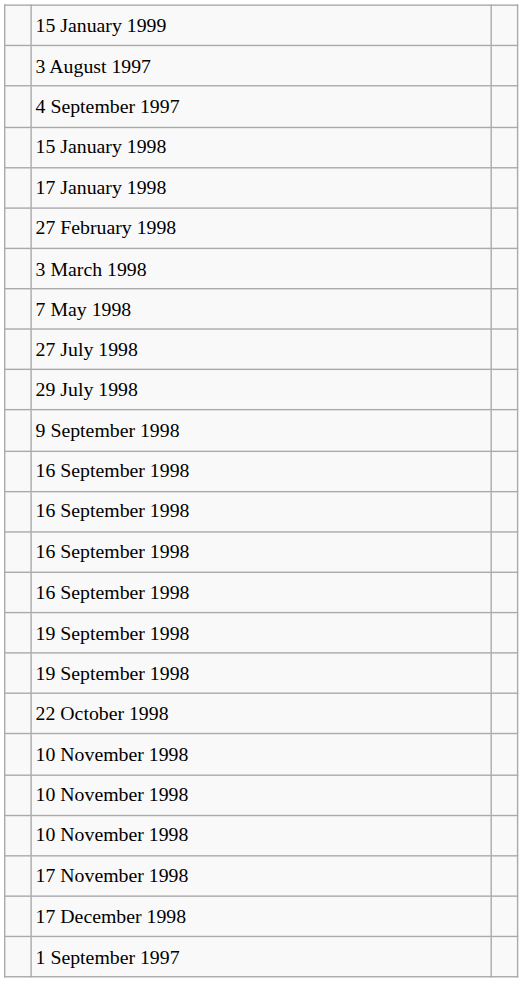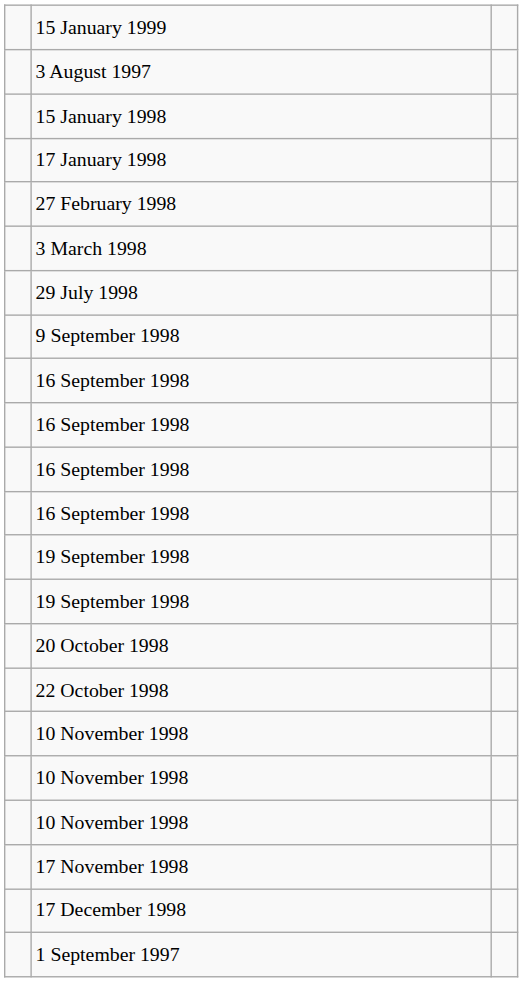- row: (18, 107)
- row: (18, 309)
- row: (18, 350)
+ row: (18, 646)
